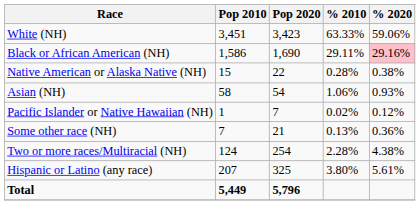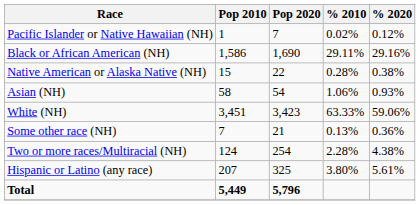rows swapped: (37, 33) <-> (110, 111)
(391, 53) pink background -> (391, 53) no background
